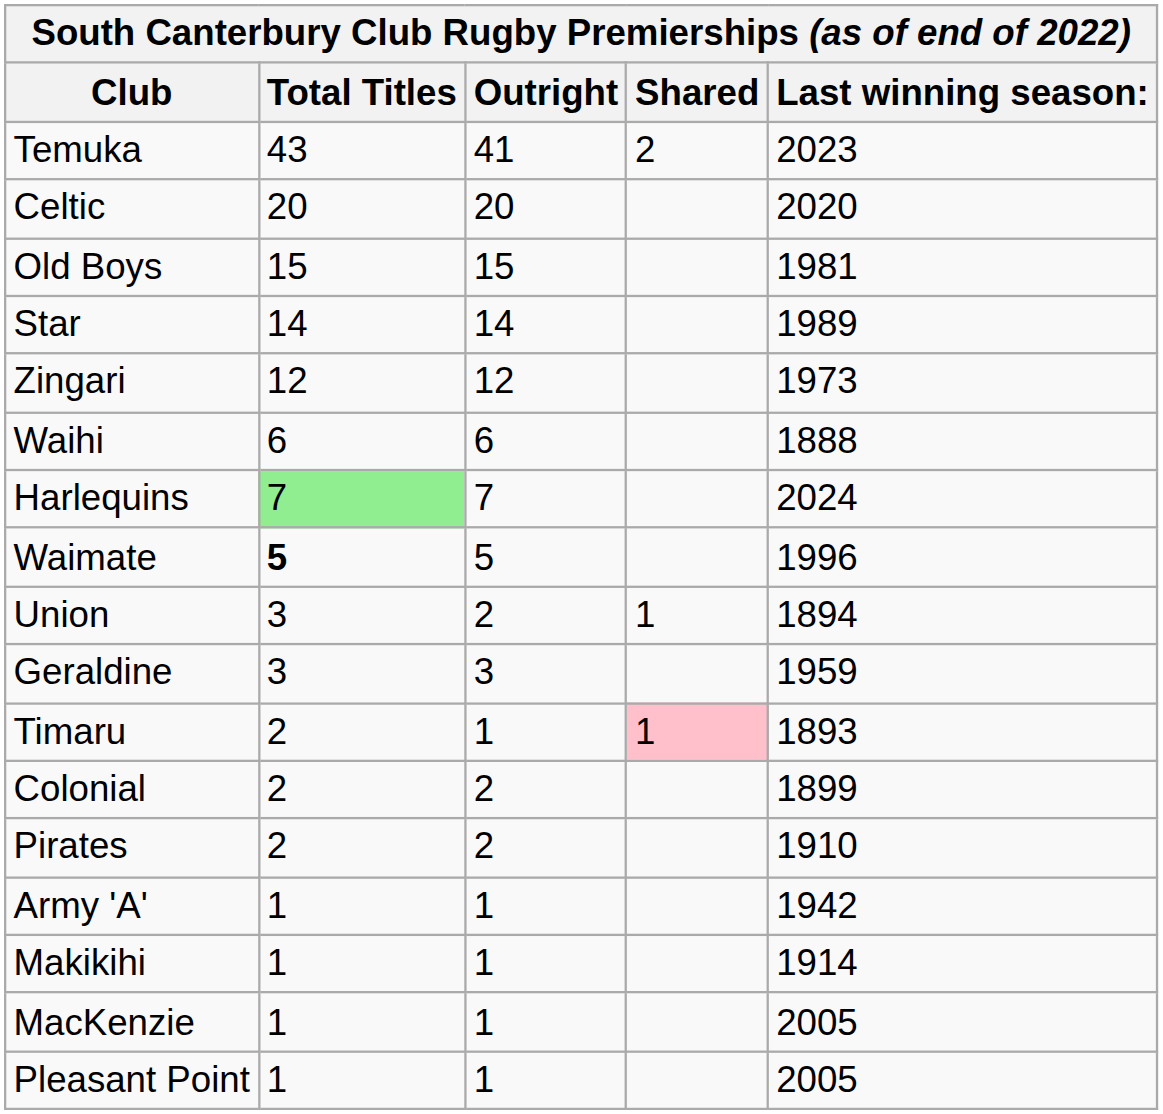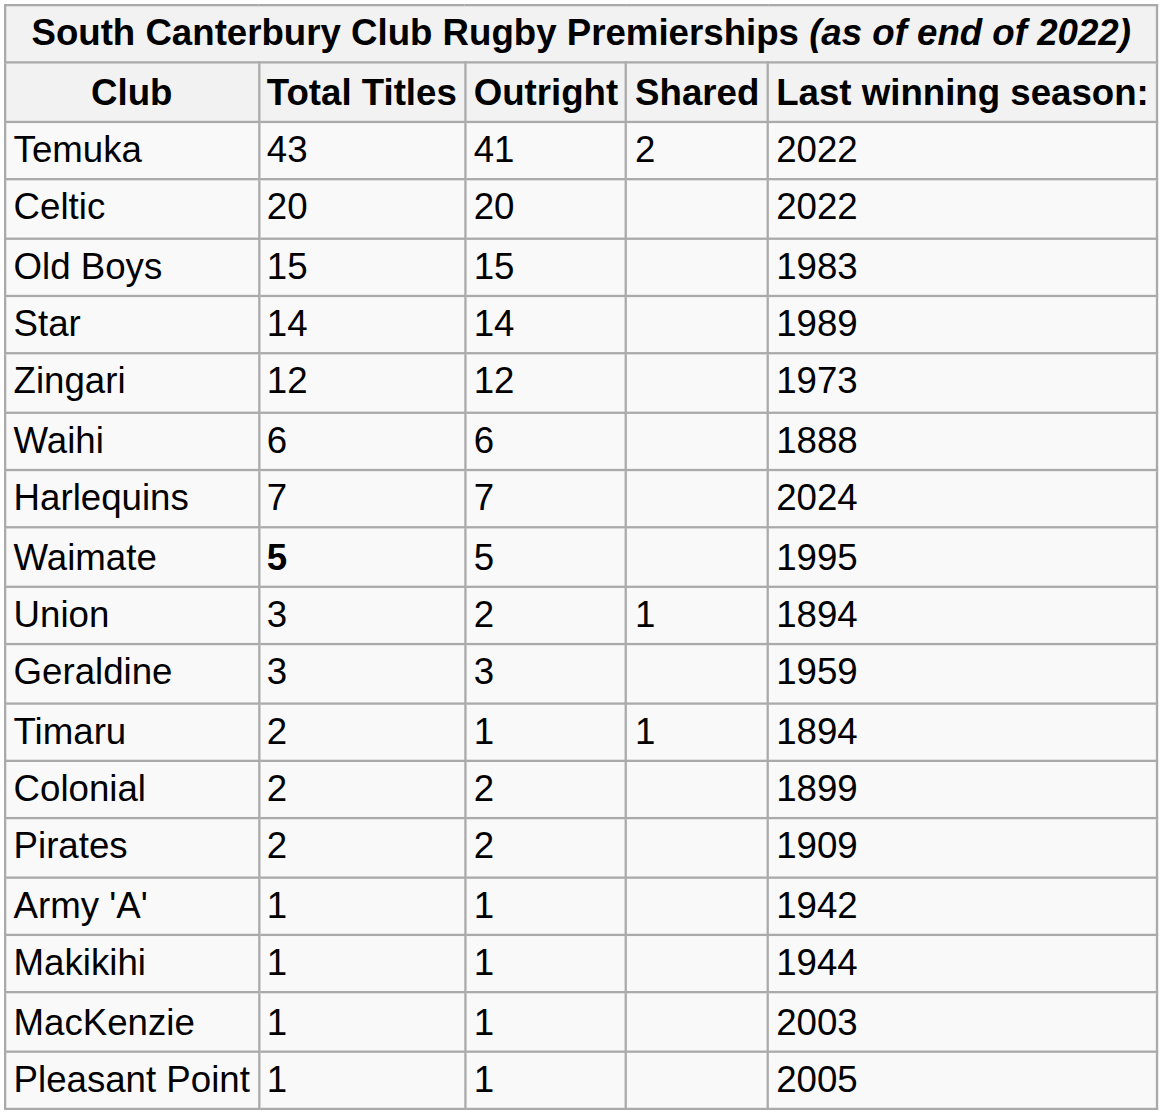(817, 149) 2023 -> (817, 149) 2022
(817, 207) 2020 -> (817, 207) 2022
(817, 265) 1981 -> (817, 265) 1983
(277, 498) lightgreen background -> (277, 498) no background
(817, 556) 1996 -> (817, 556) 1995
(645, 730) pink background -> (645, 730) no background
(817, 730) 1893 -> (817, 730) 1894
(817, 847) 1910 -> (817, 847) 1909
(817, 963) 1914 -> (817, 963) 1944
(817, 1021) 2005 -> (817, 1021) 2003
